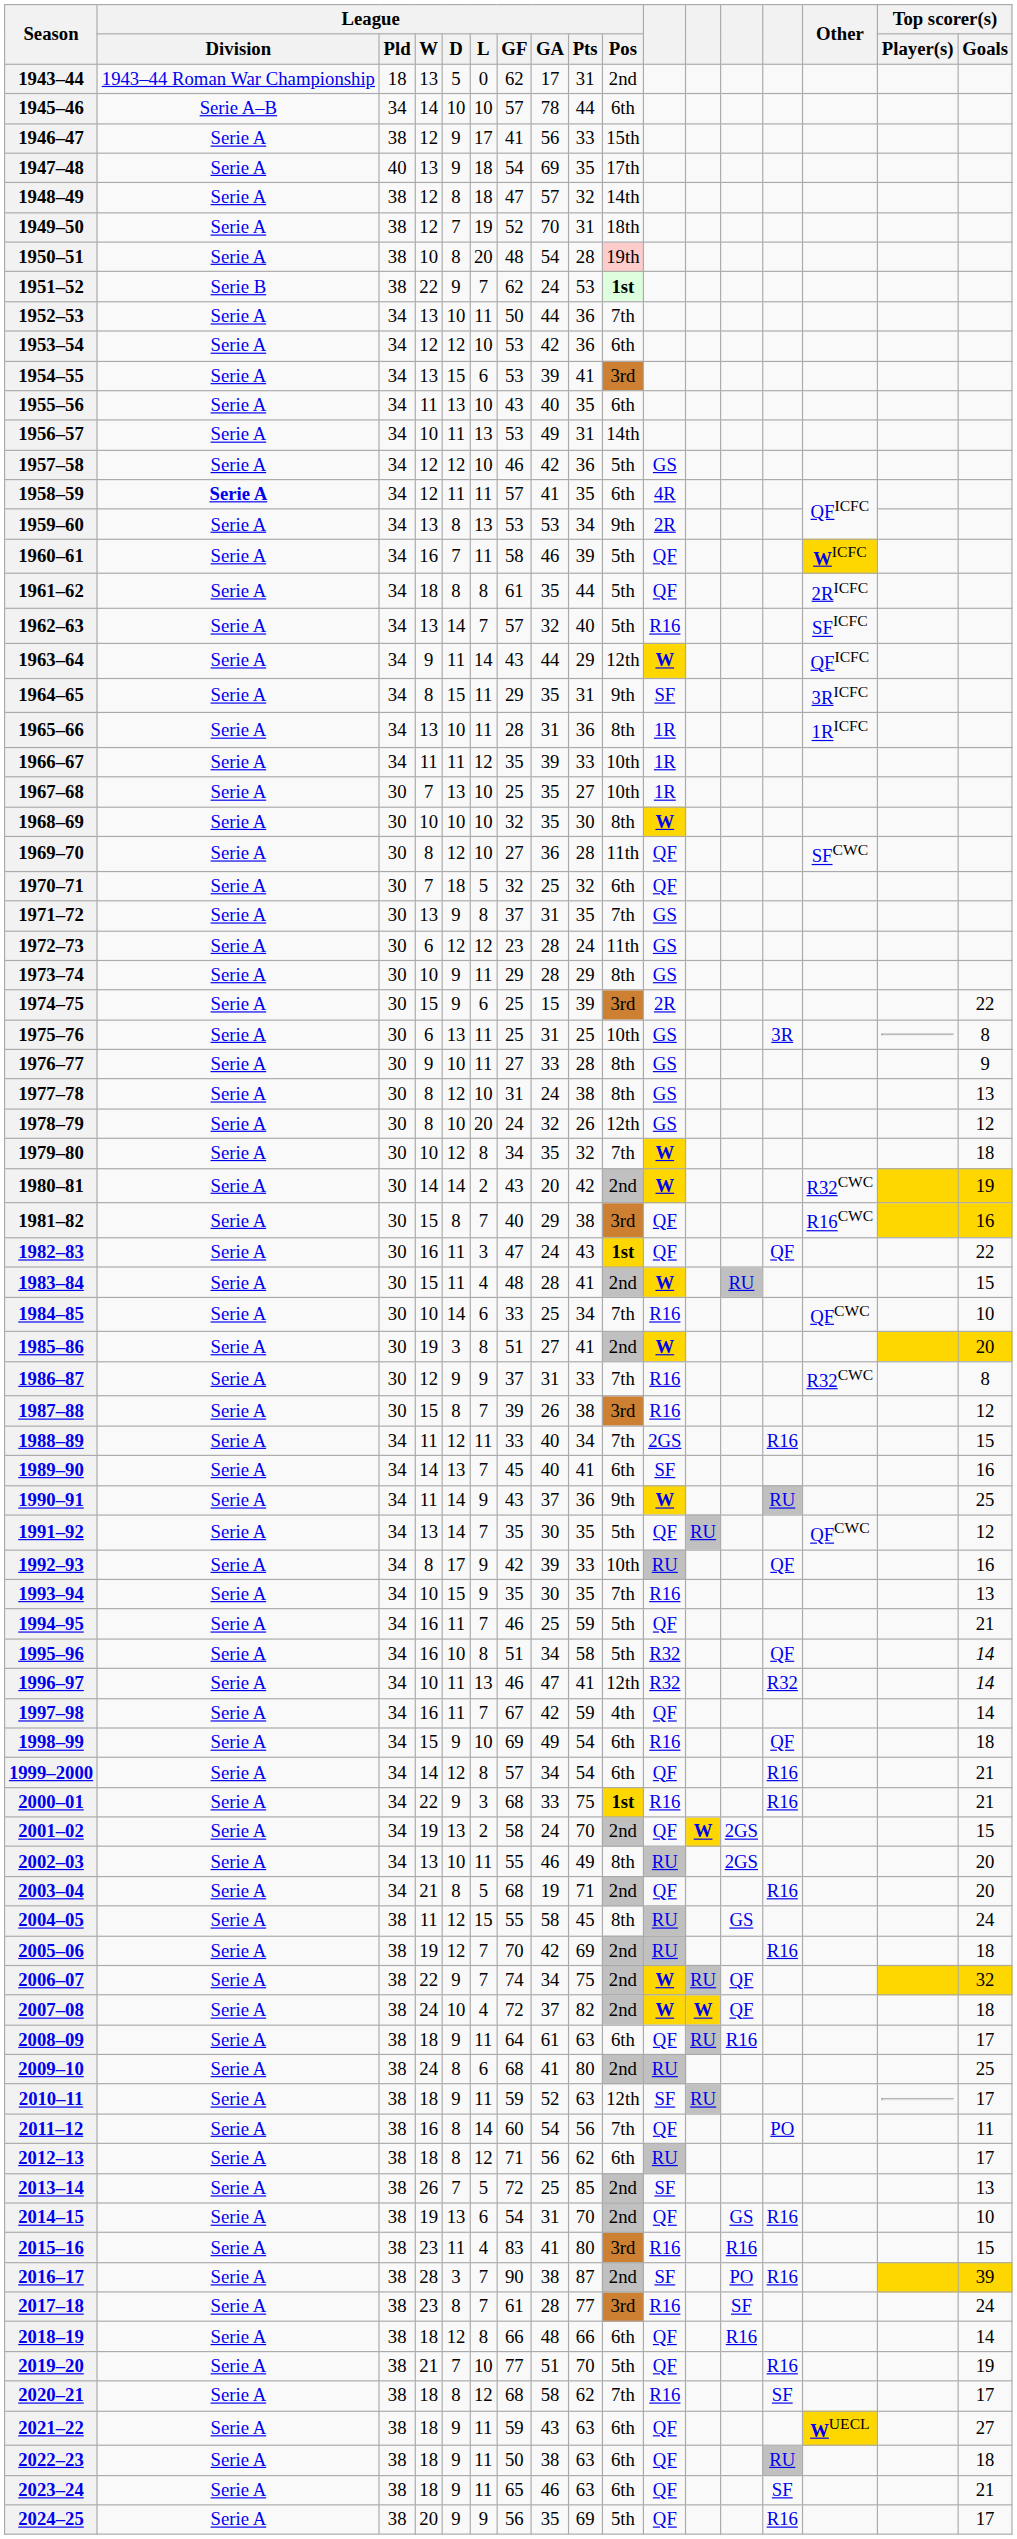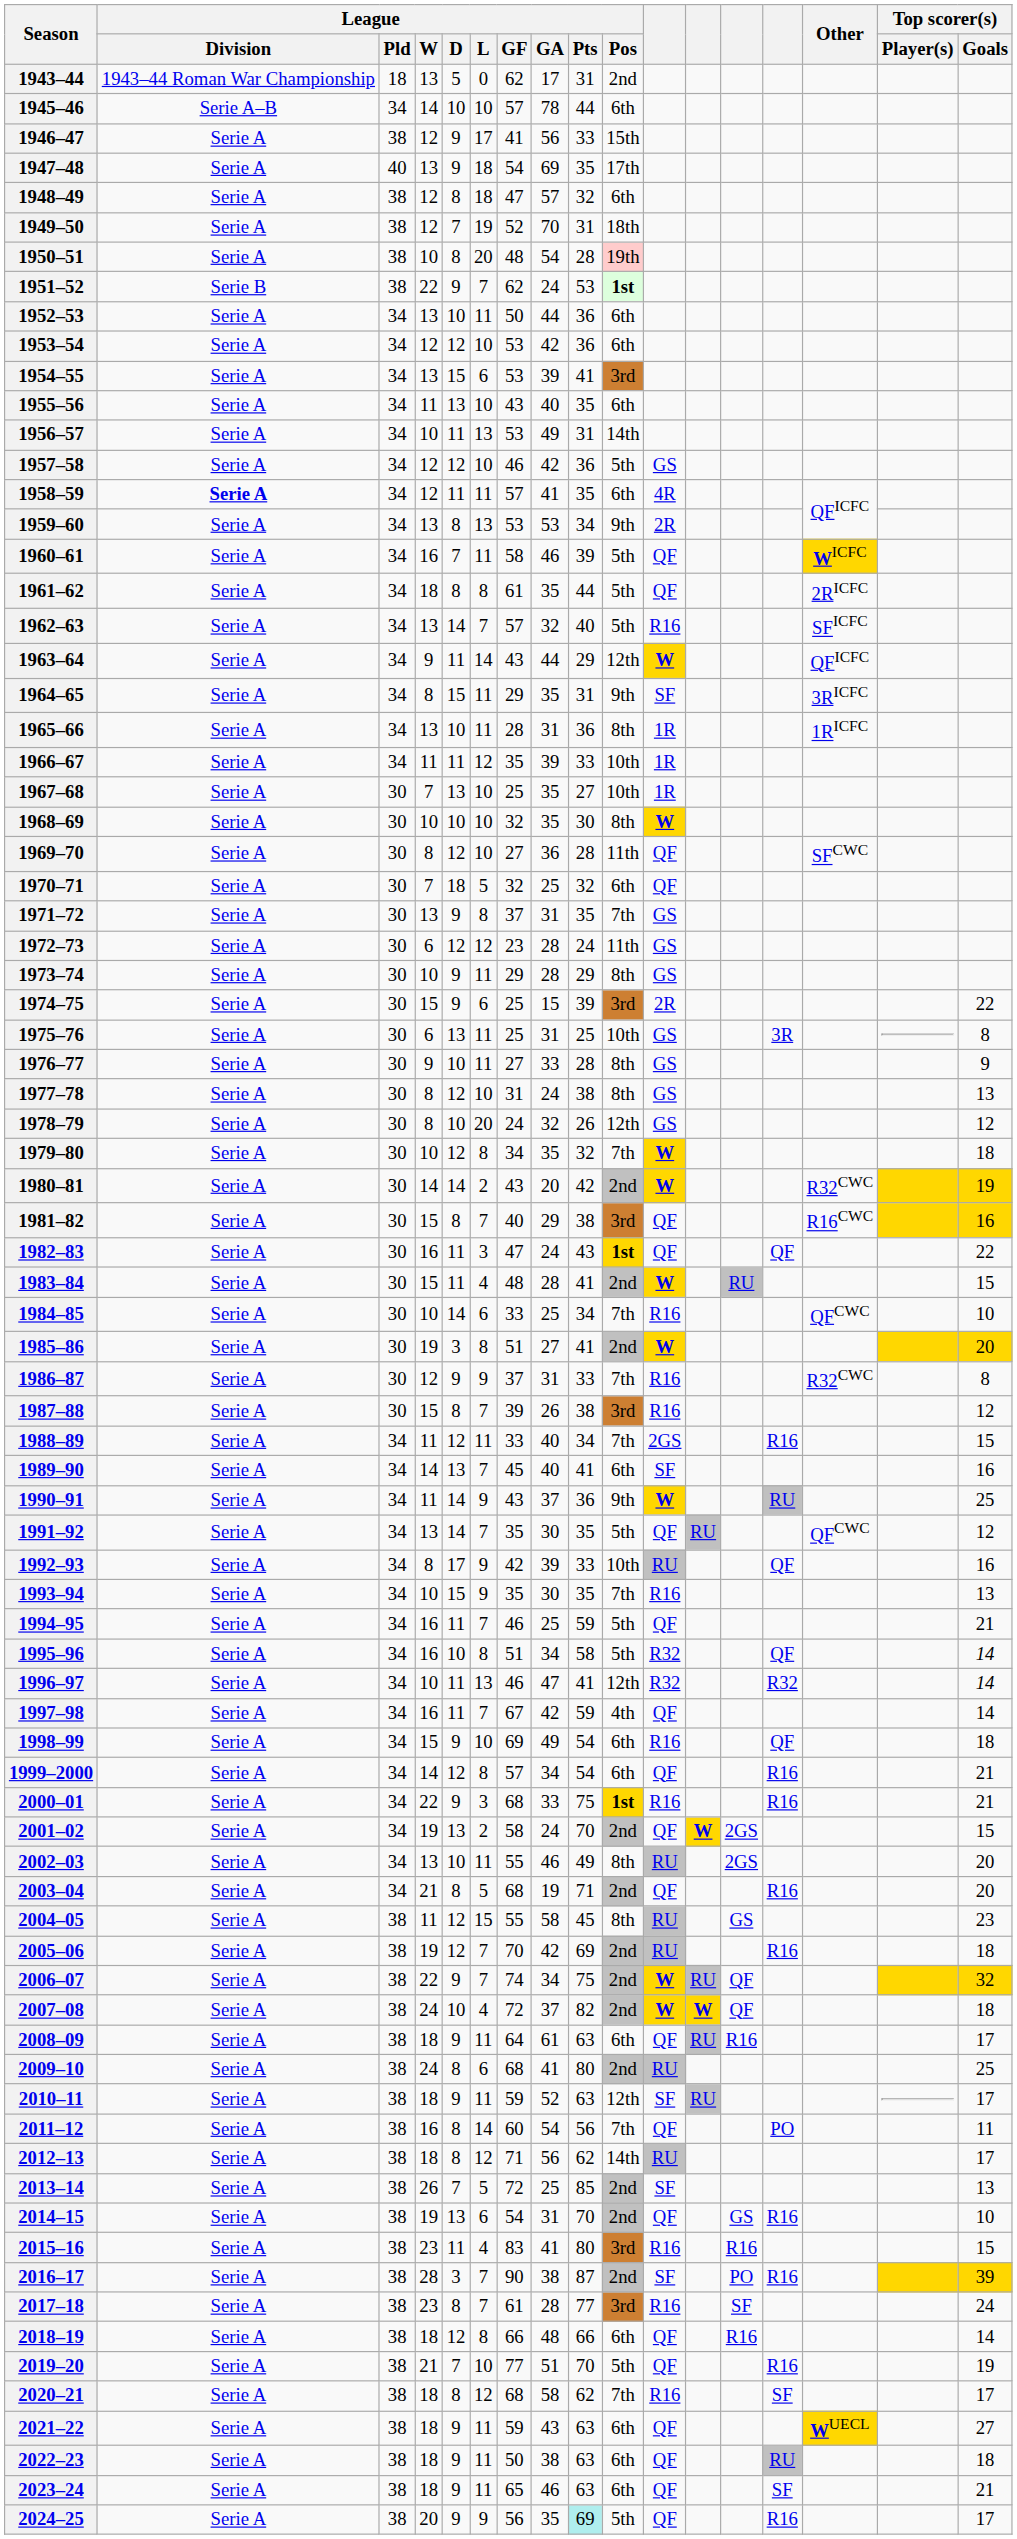(623, 197) 14th -> (623, 197) 6th
(623, 316) 7th -> (623, 316) 6th
(985, 1920) 24 -> (985, 1920) 23
(623, 2158) 6th -> (623, 2158) 14th
(585, 2519) no background -> (585, 2519) paleturquoise background
